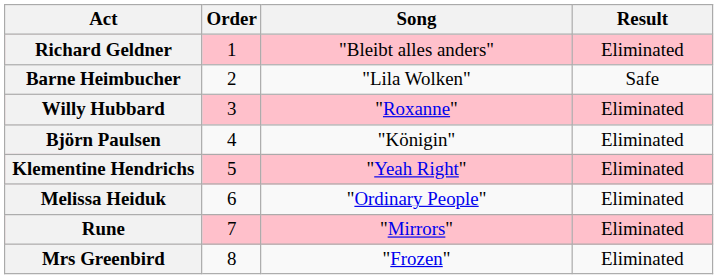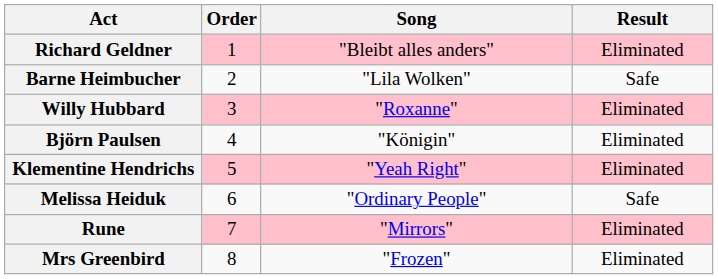(642, 199) Eliminated -> (642, 199) Safe
